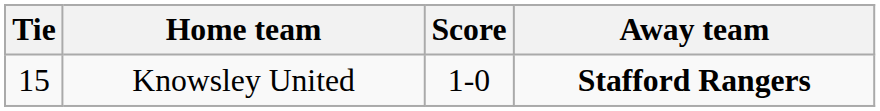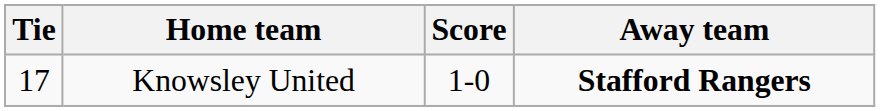(34, 79) 15 -> (34, 79) 17
